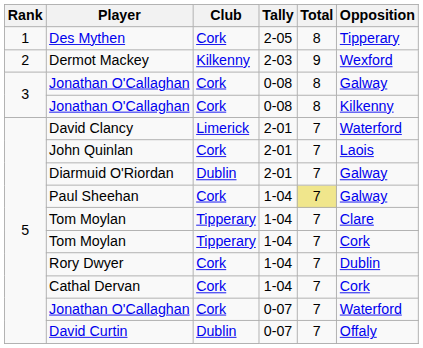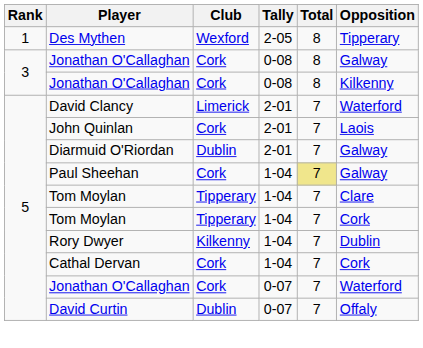(211, 38) Cork -> (223, 38) Wexford
- row: (99, 60)
(211, 264) Cork -> (223, 241) Kilkenny
